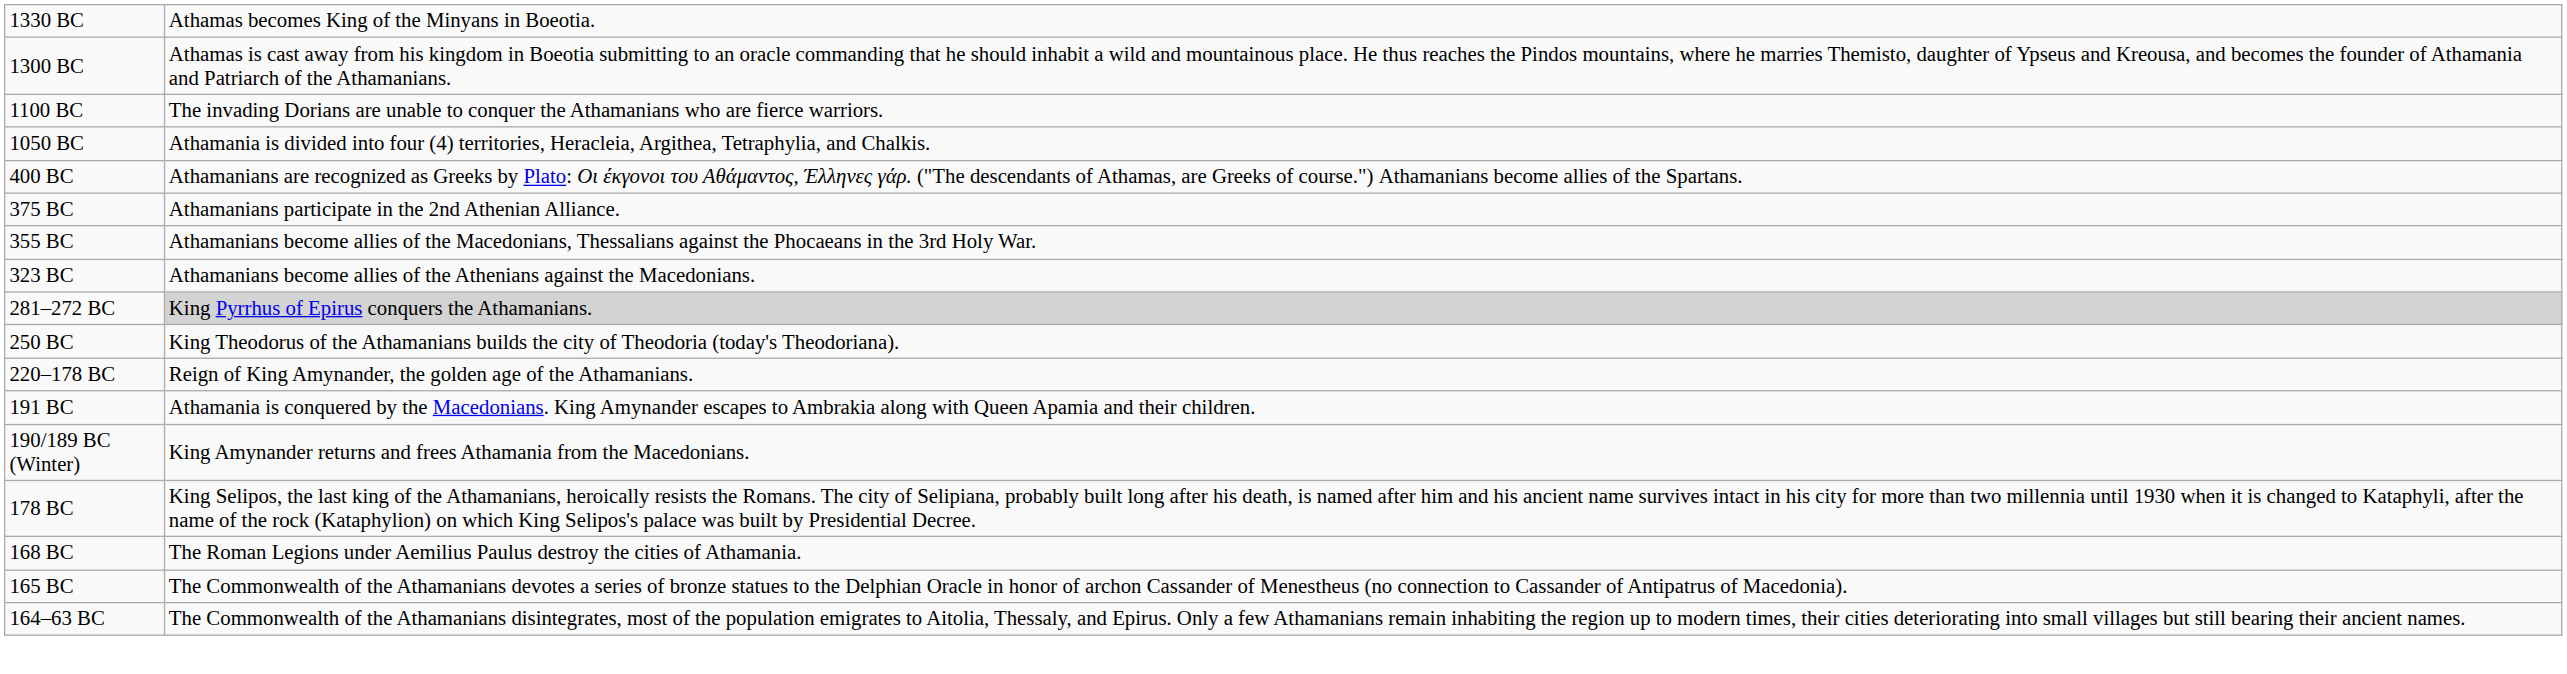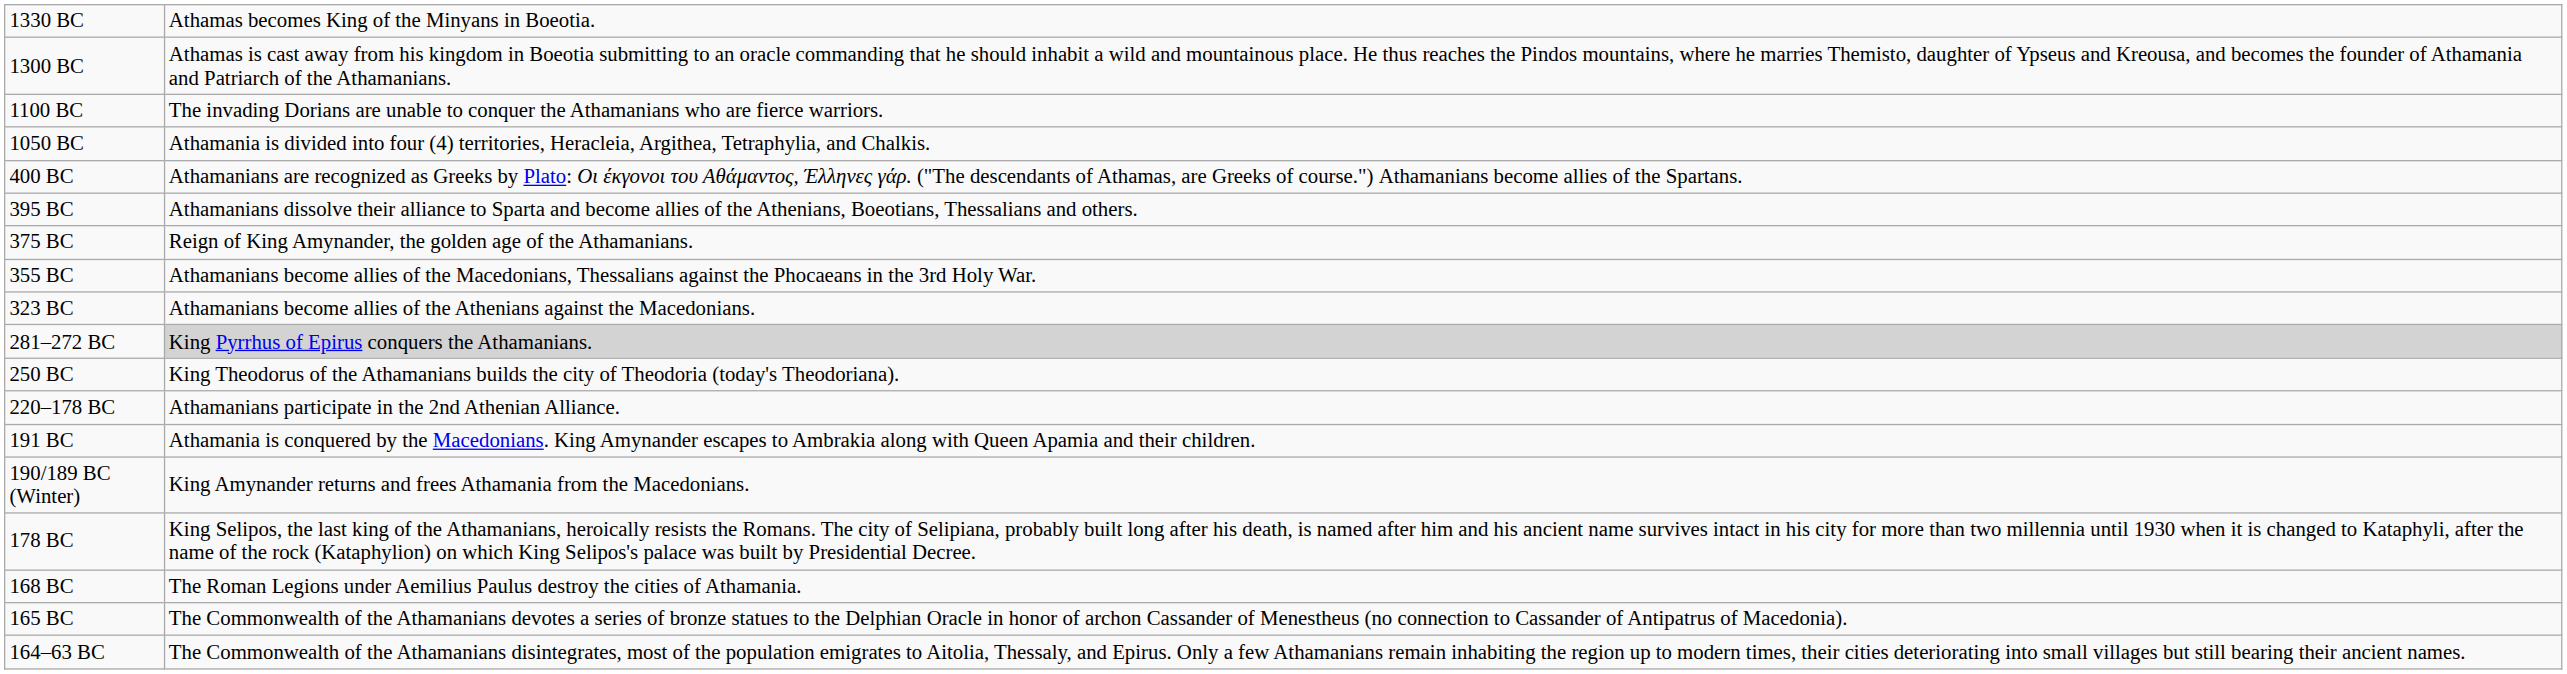+ row: (42, 209)
(394, 209) Athamanians participate in the 2nd Athenian Alliance. -> (431, 242) Reign of King Amynander, the golden age of the Athamanians.
(431, 374) Reign of King Amynander, the golden age of the Athamanians. -> (394, 407) Athamanians participate in the 2nd Athenian Alliance.
